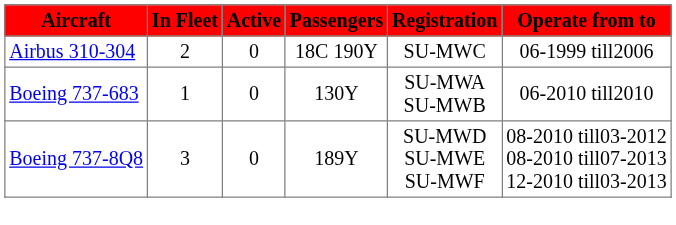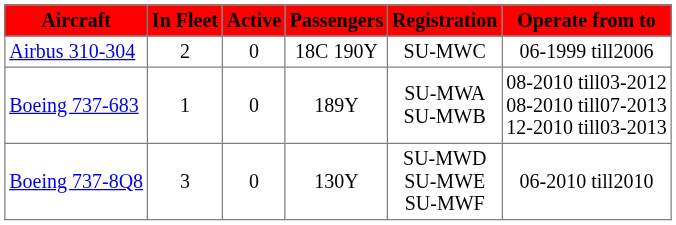(337, 93) 130Y -> (337, 105) 189Y
(586, 93) 06-2010 till2010 -> (586, 105) 08-2010 till03-2012 08-2010 till07-2013 12-2010 till03-2013
(337, 158) 189Y -> (337, 181) 130Y
(586, 158) 08-2010 till03-2012 08-2010 till07-2013 12-2010 till03-2013 -> (586, 181) 06-2010 till2010
